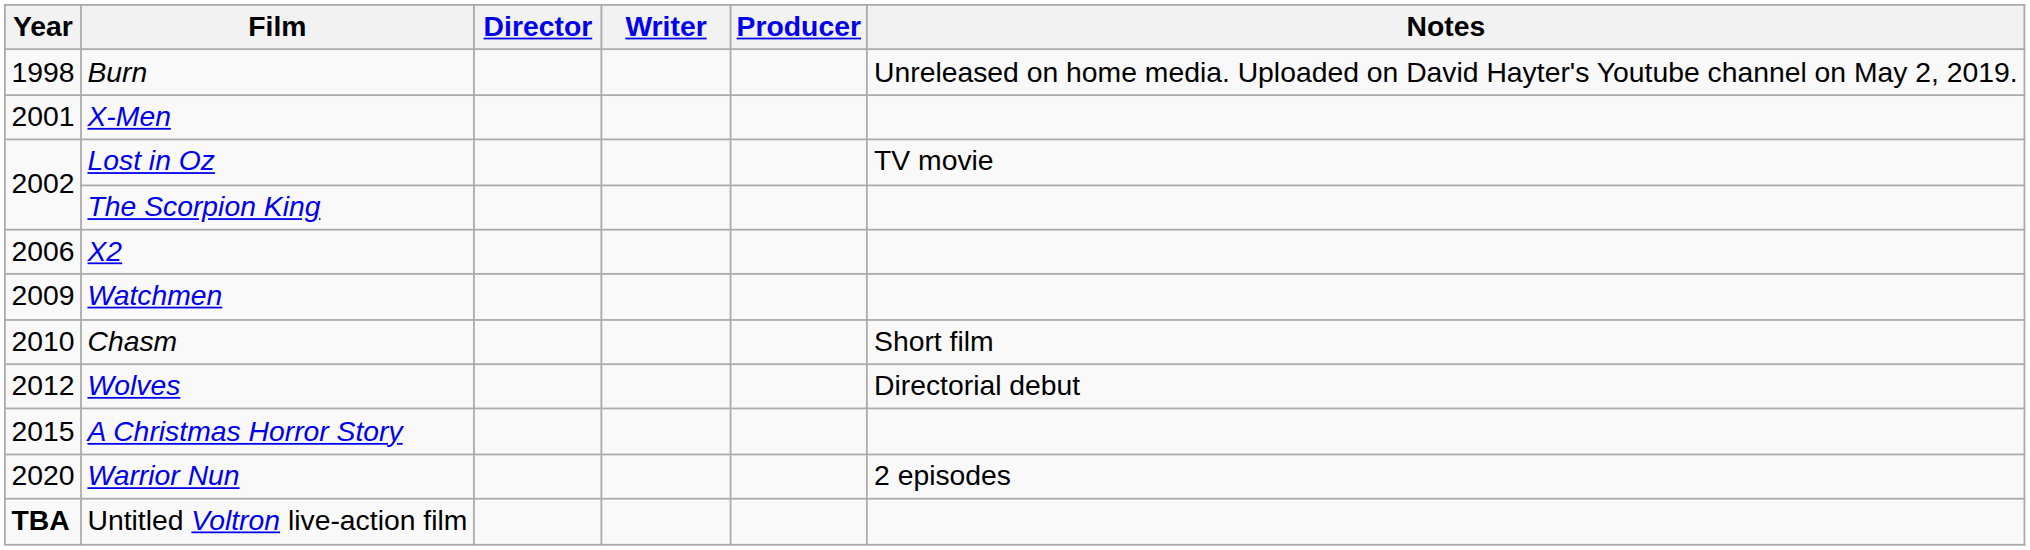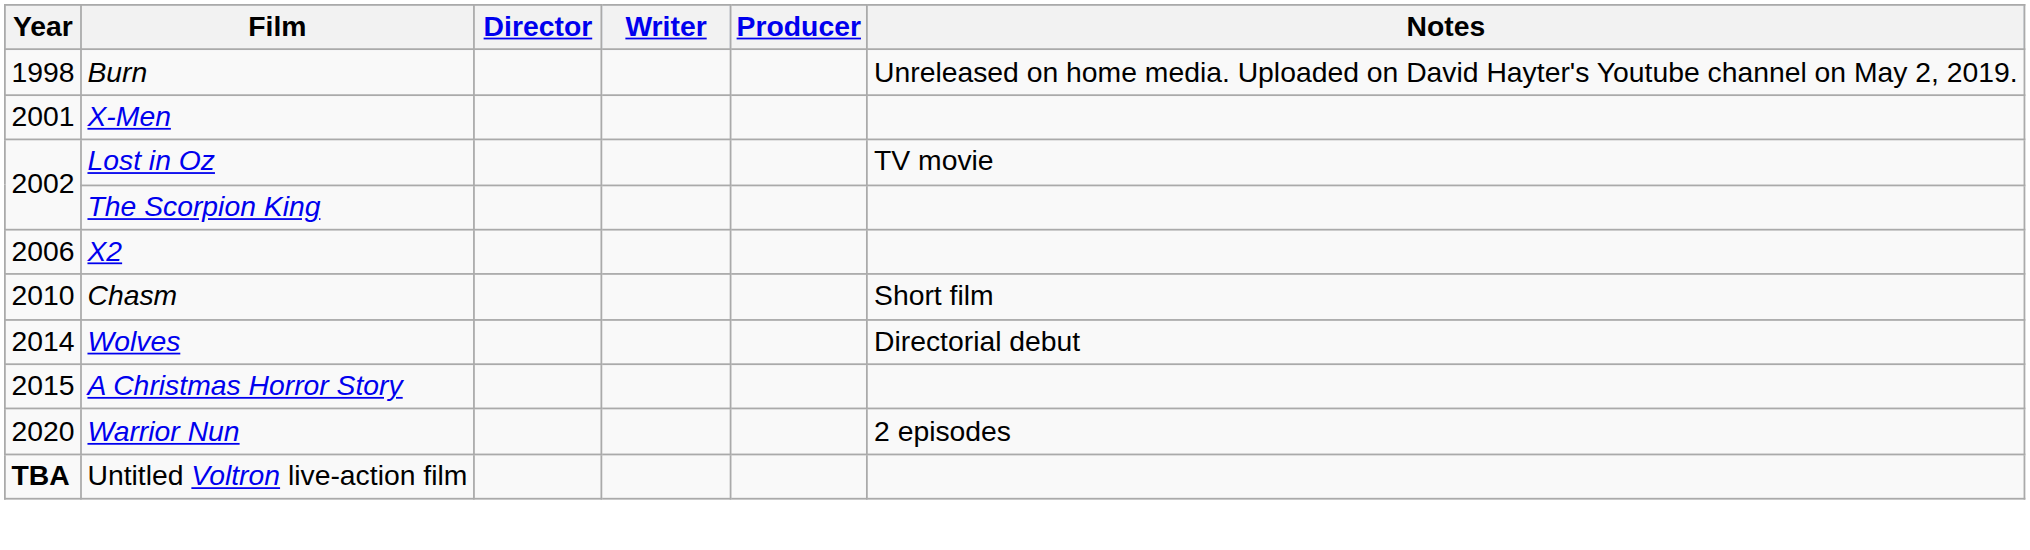- row: (155, 296)
(43, 386) 2012 -> (43, 341) 2014
